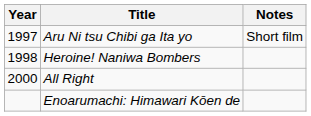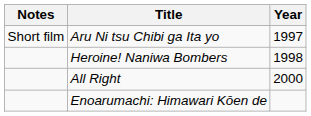columns swapped: (22, 15) <-> (275, 15)
